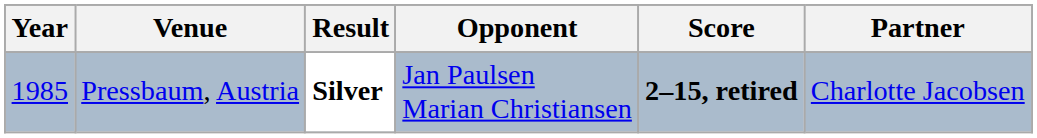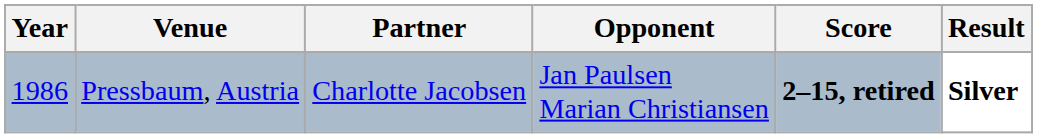columns swapped: (918, 28) <-> (351, 28)
(40, 91) 1985 -> (40, 91) 1986
